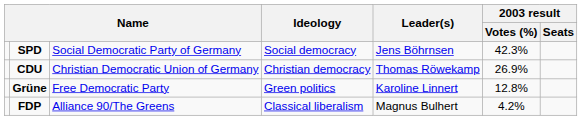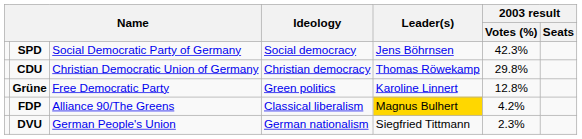(511, 69) 26.9% -> (511, 69) 29.8%
(417, 106) no background -> (417, 106) gold background
+ row: (30, 124)
